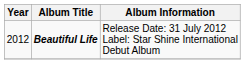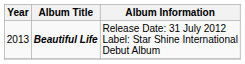(18, 40) 2012 -> (18, 40) 2013
